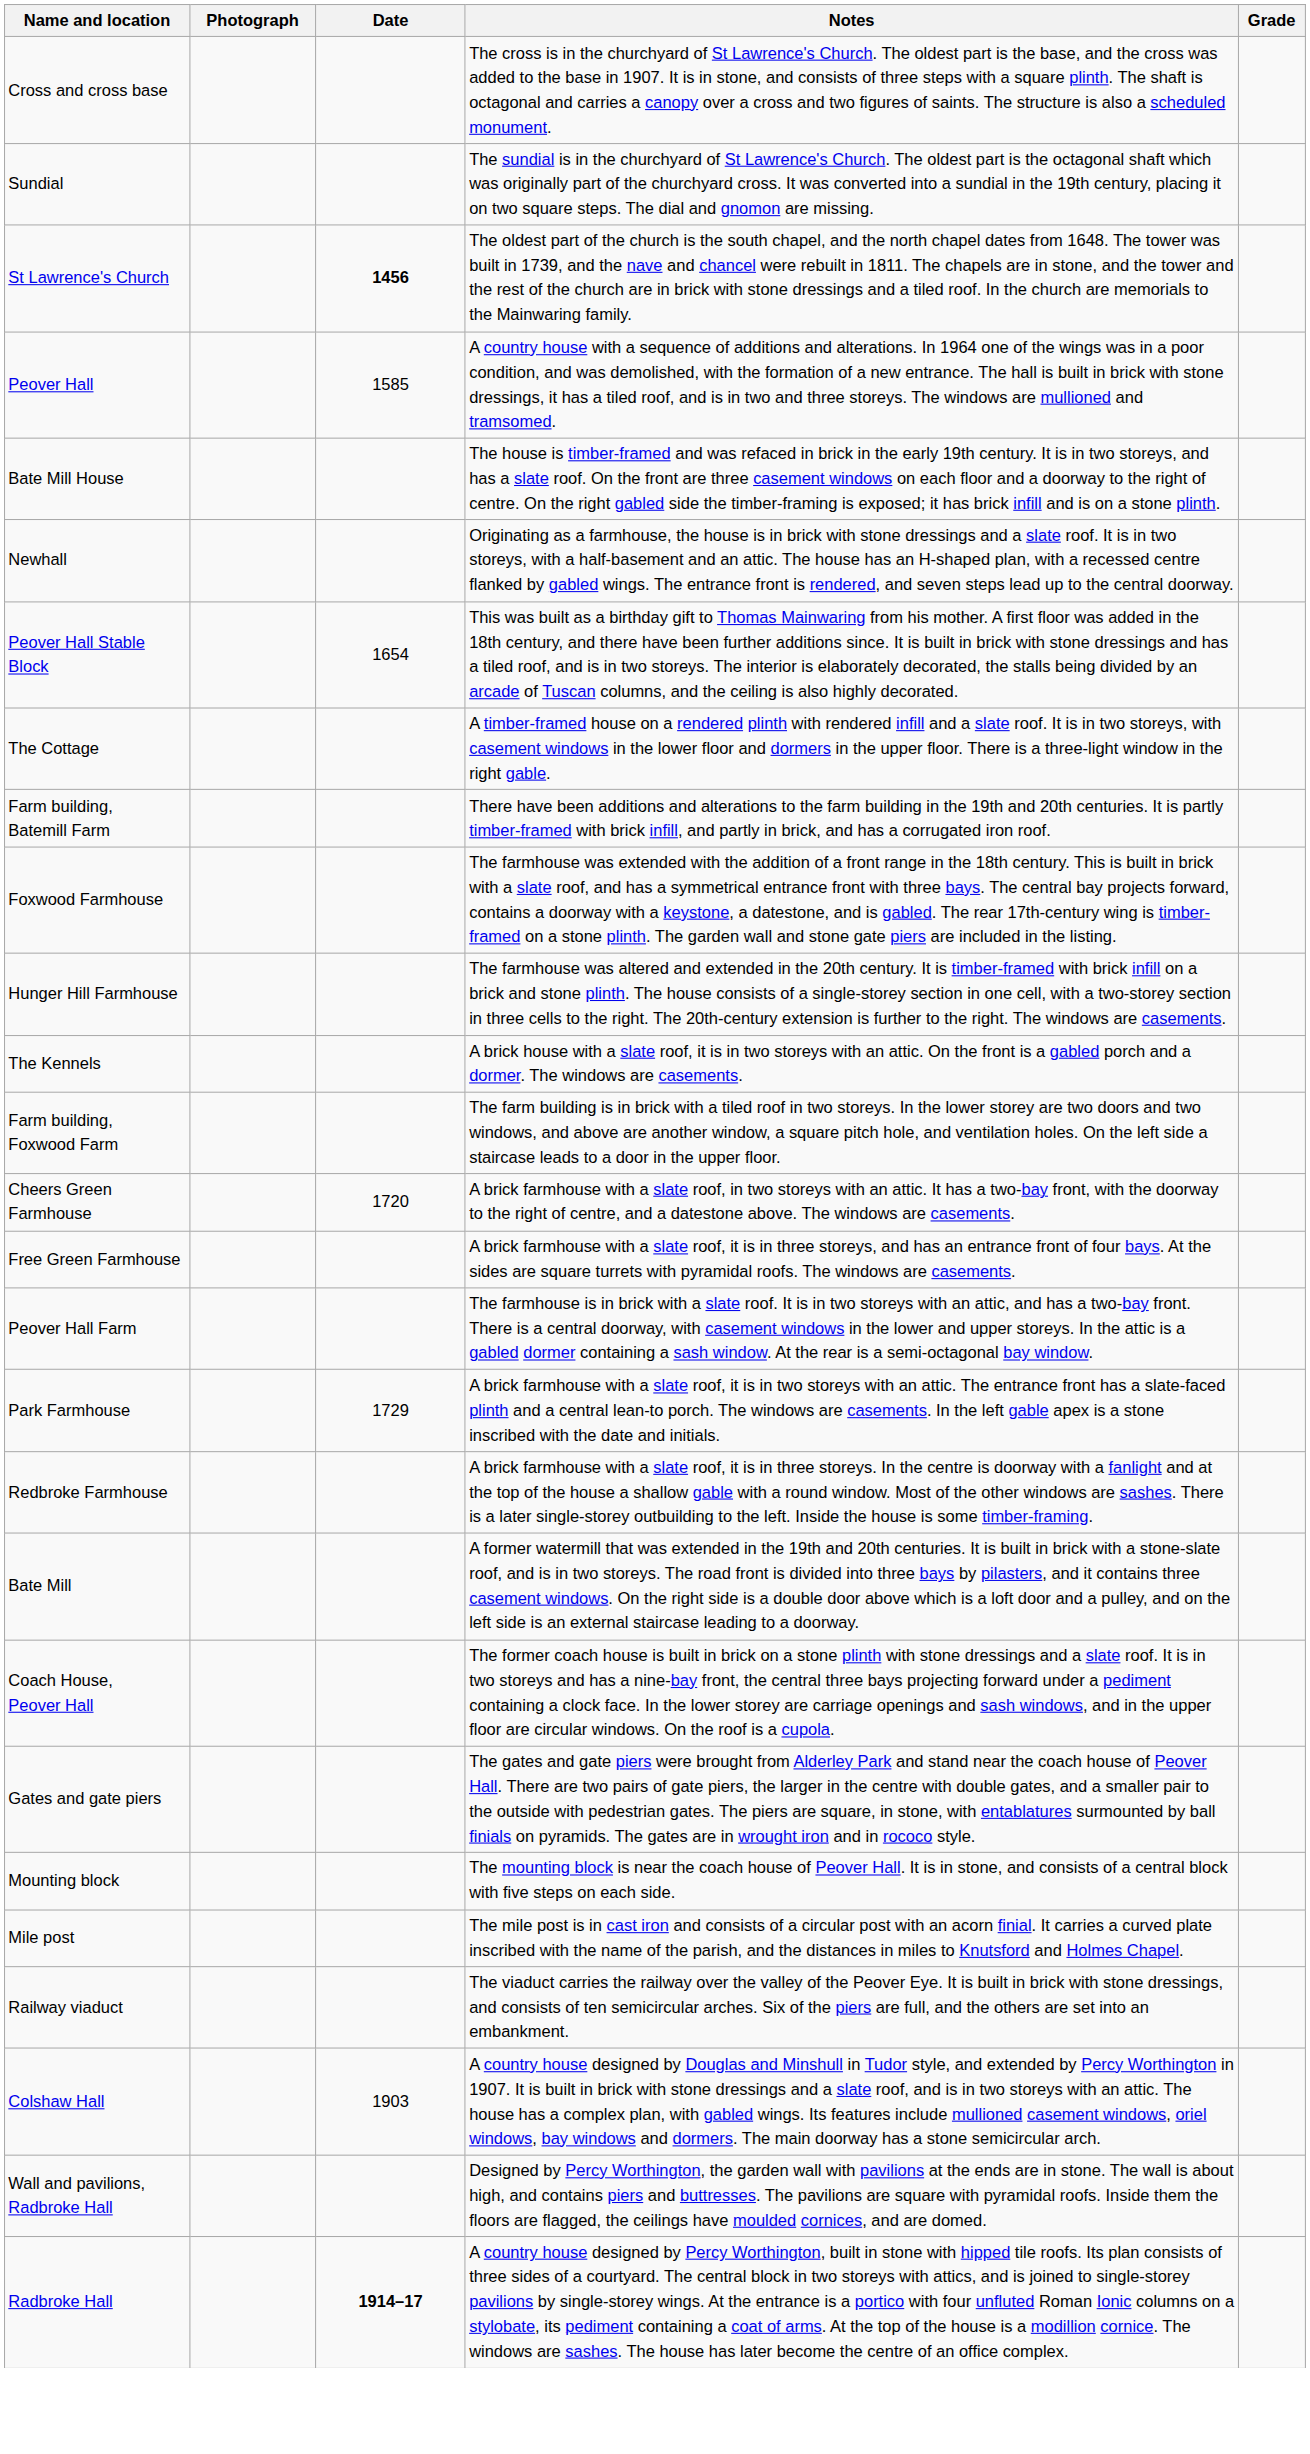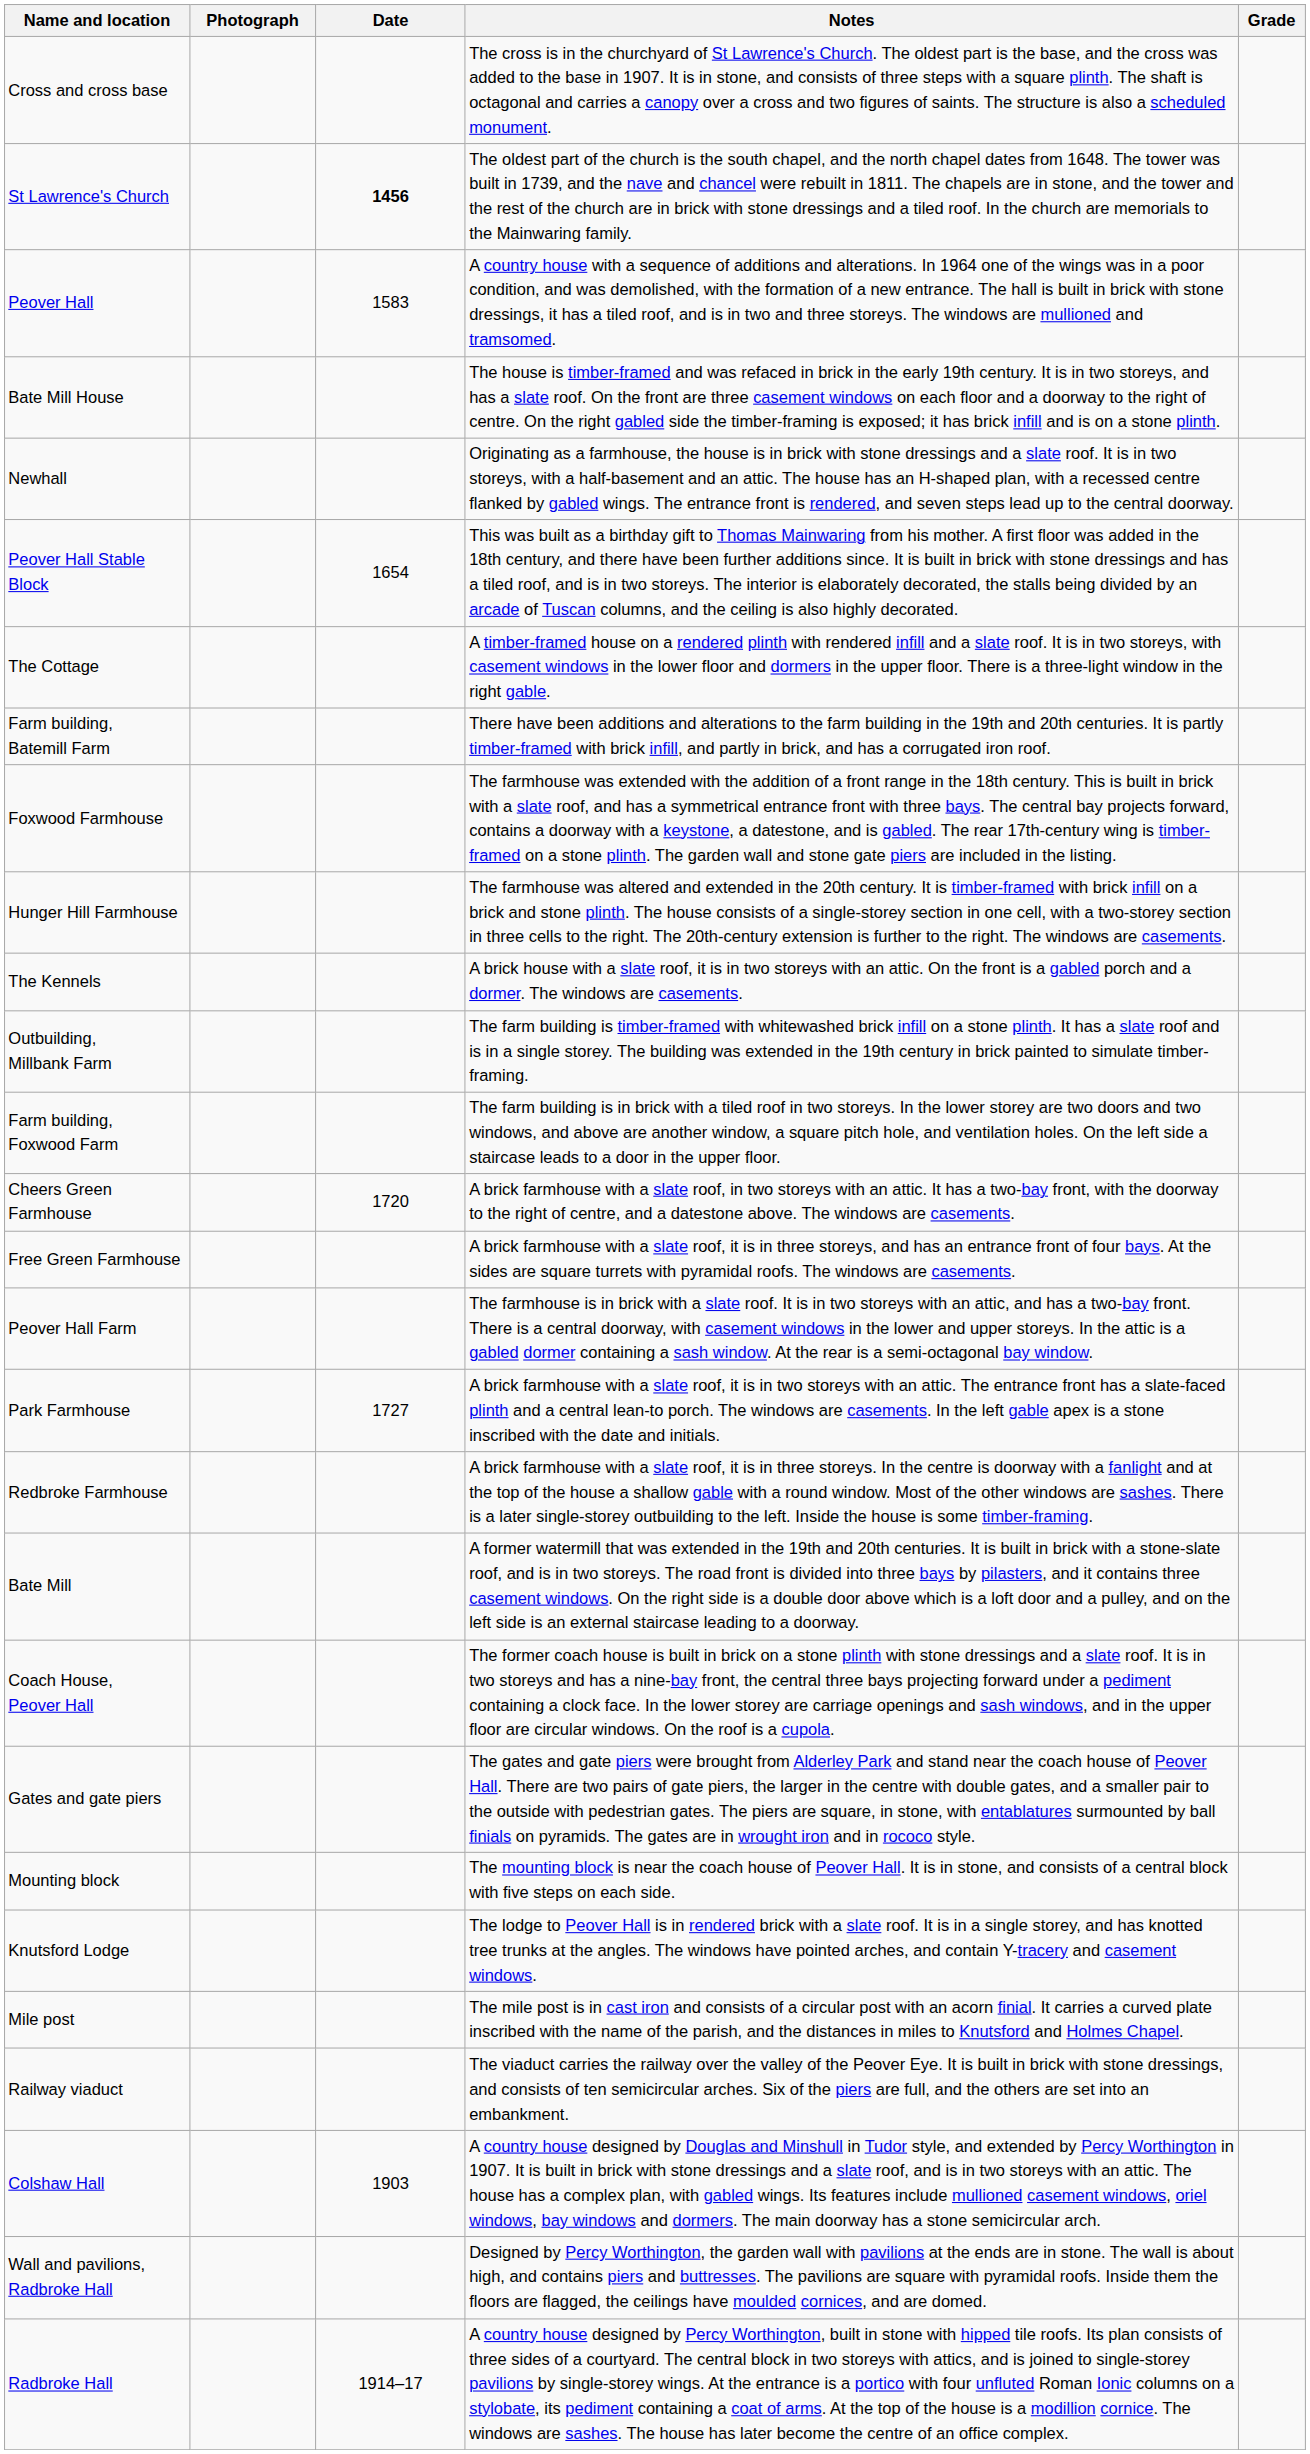- row: (36, 184)
(390, 384) 1585 -> (390, 303) 1583
+ row: (60, 1051)
(390, 1410) 1729 -> (390, 1410) 1727
+ row: (69, 1950)
(390, 2302) bold -> (390, 2383) normal
